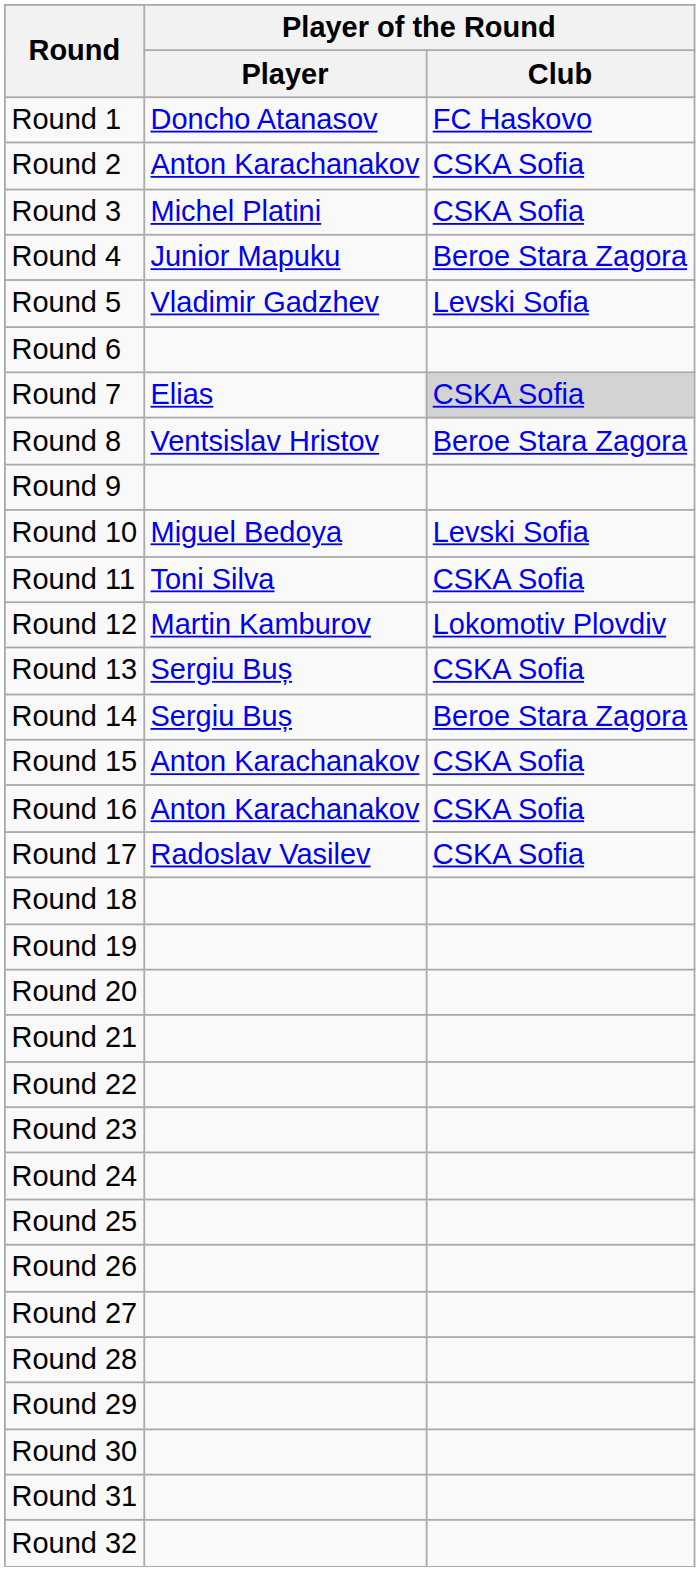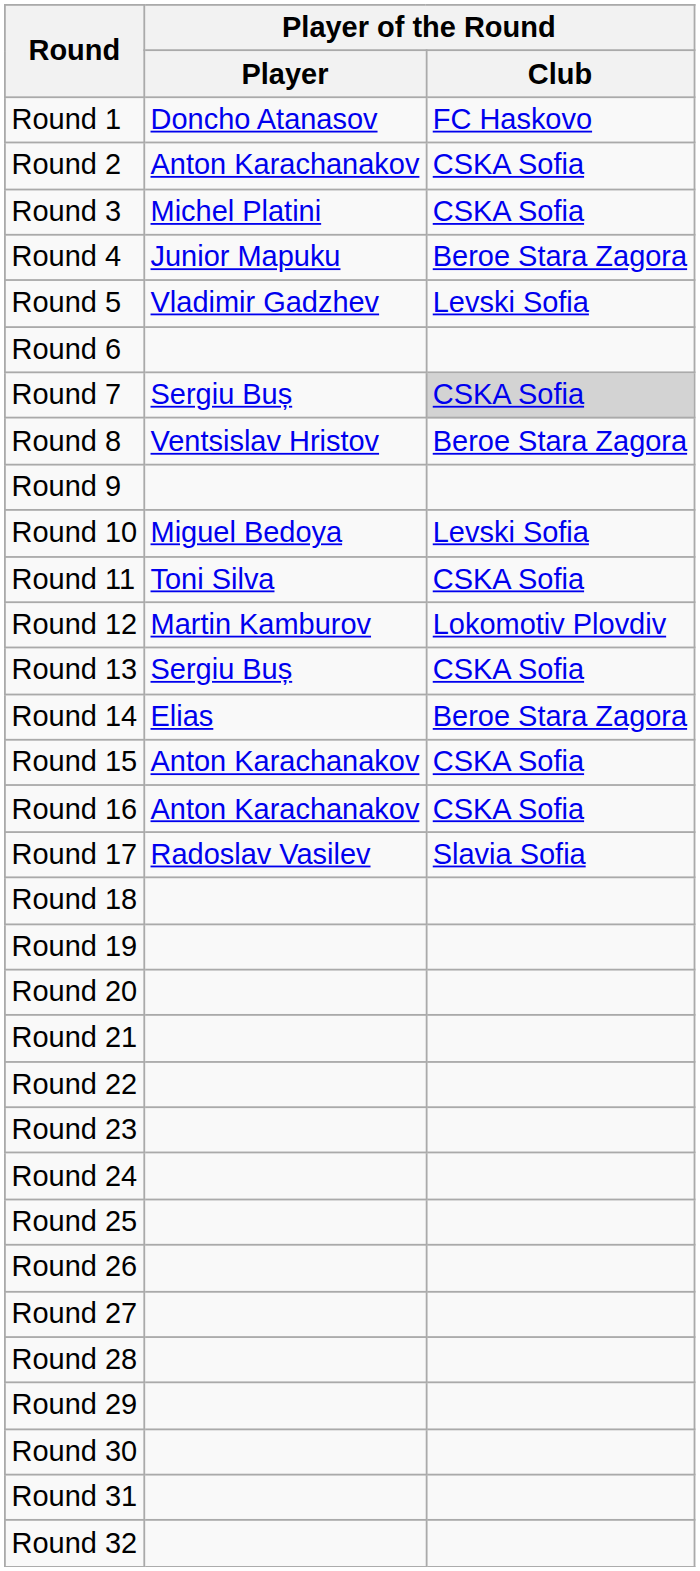(182, 394) Elias -> (221, 394) Sergiu Buș
(221, 716) Sergiu Buș -> (182, 716) Elias
(508, 854) CSKA Sofia -> (509, 854) Slavia Sofia
